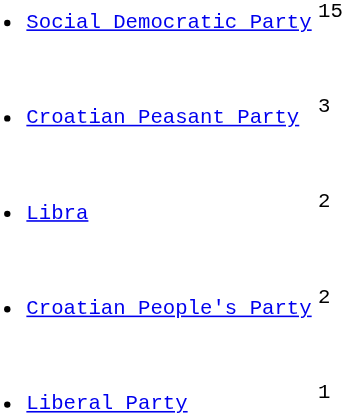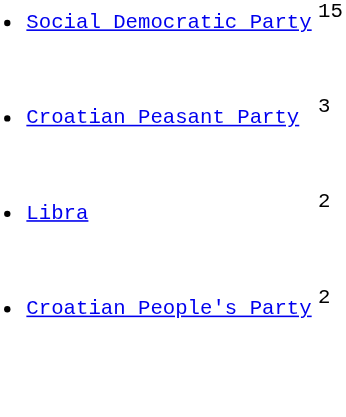- row: (137, 404)
